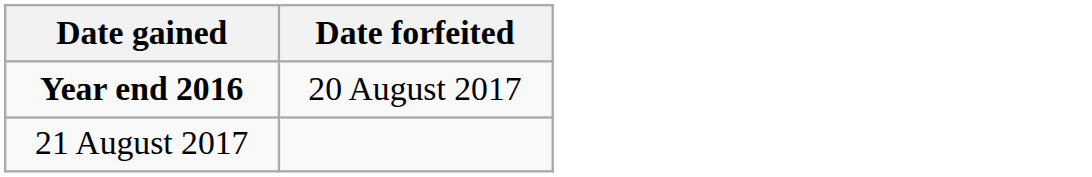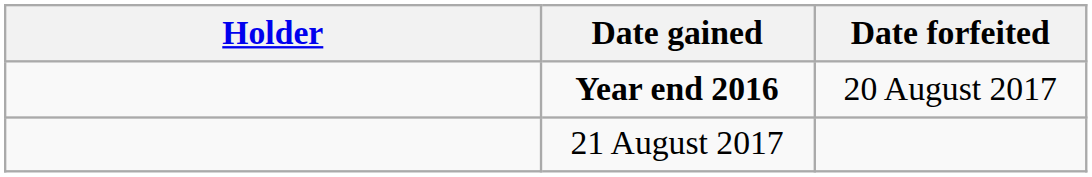+ column: (273, 32)
